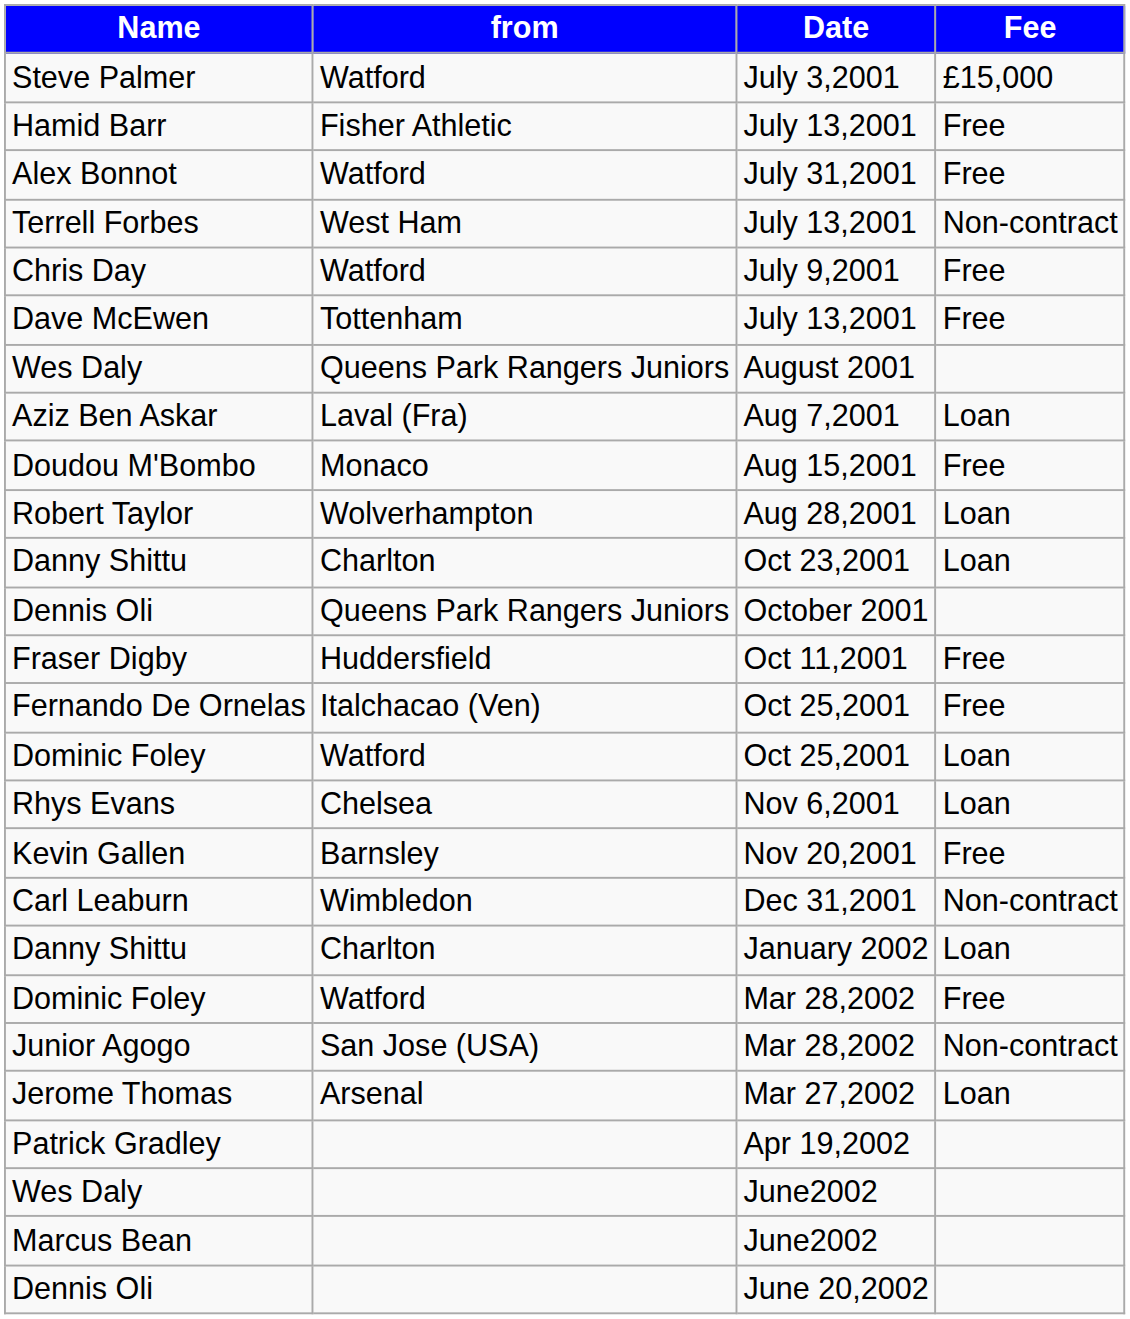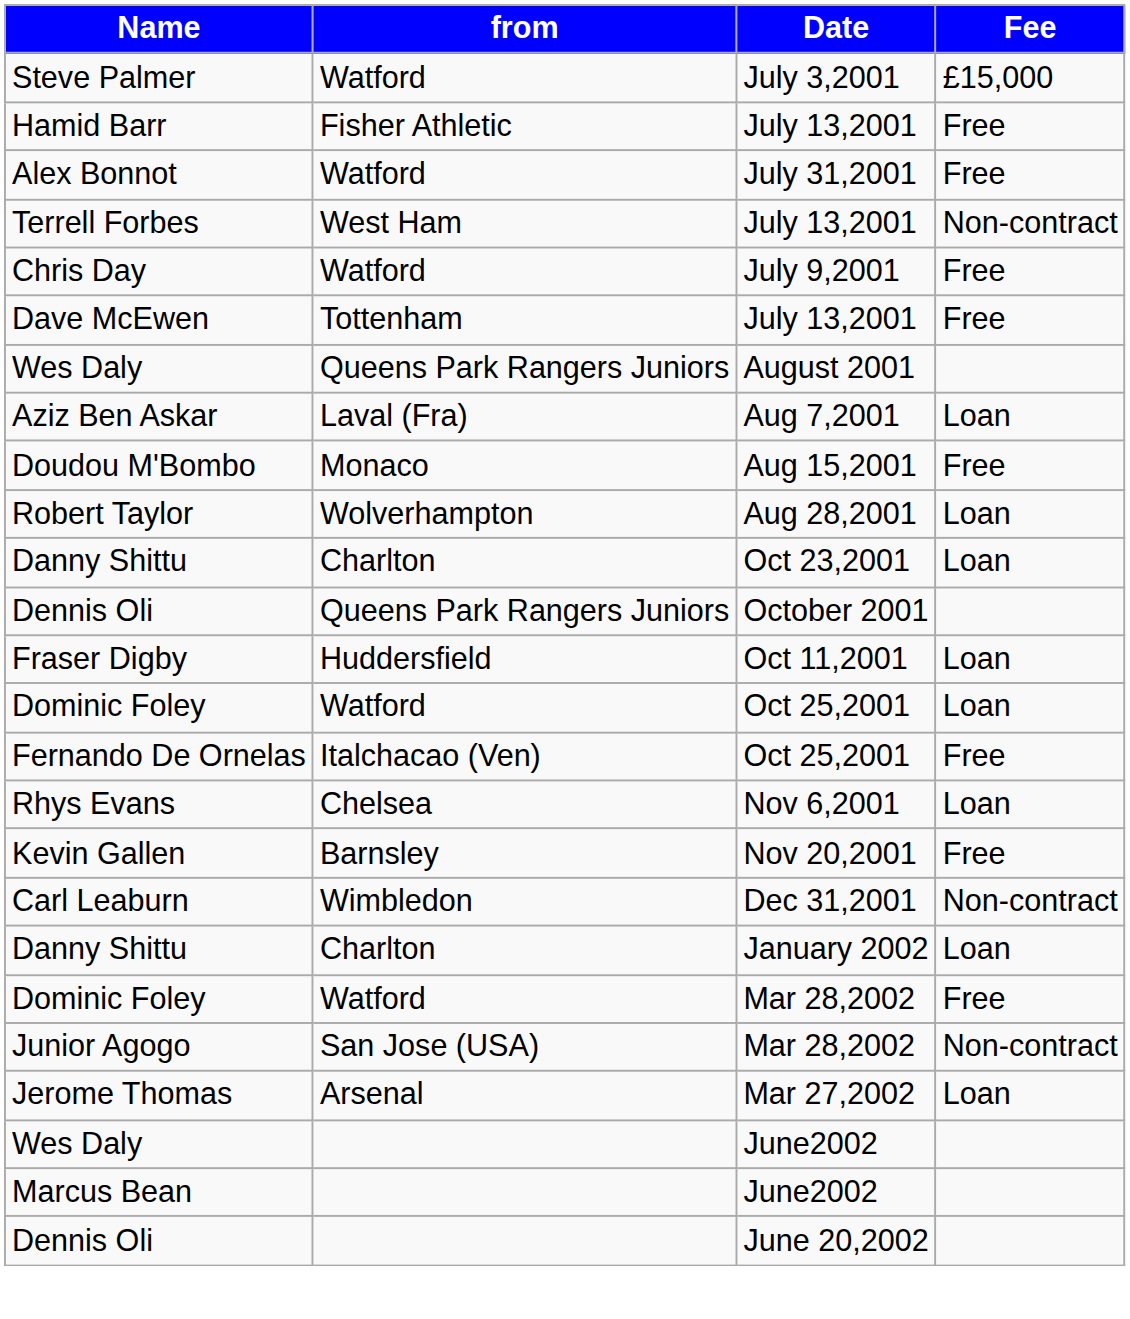(974, 658) Free -> (977, 658) Loan
rows swapped: (159, 707) <-> (109, 755)
- row: (116, 1143)
